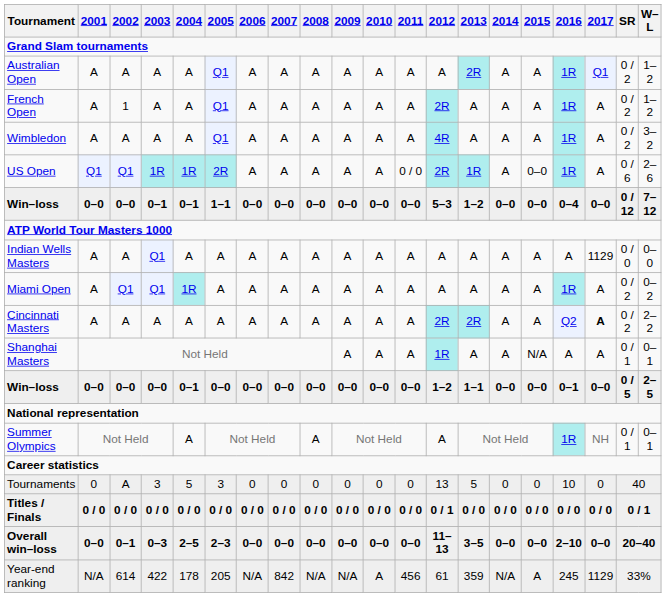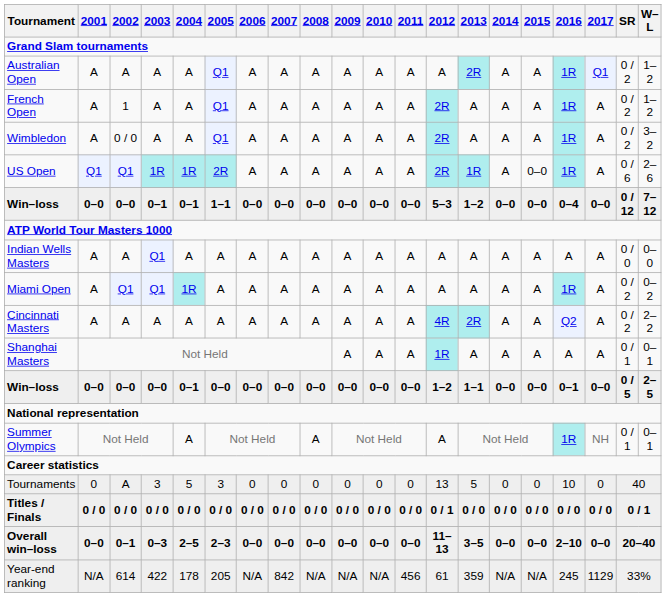(126, 138) A -> (126, 138) 0 / 0
(442, 138) 4R -> (442, 138) 2R
(411, 170) 0 / 0 -> (411, 170) A
(601, 255) 1129 -> (601, 255) A
(442, 321) 2R -> (442, 321) 4R
(601, 321) bold -> (601, 321) normal
(537, 354) N/A -> (537, 354) A
(379, 575) A -> (379, 575) N/A
(537, 575) A -> (537, 575) N/A
